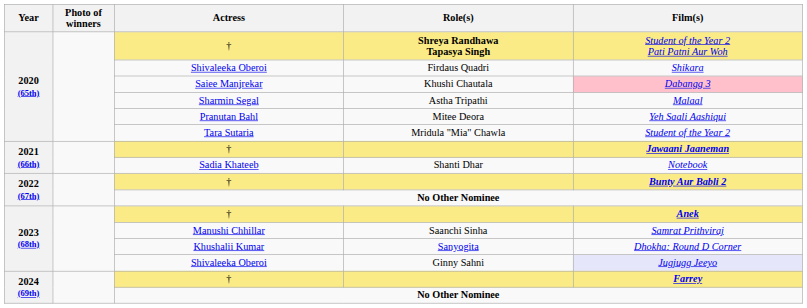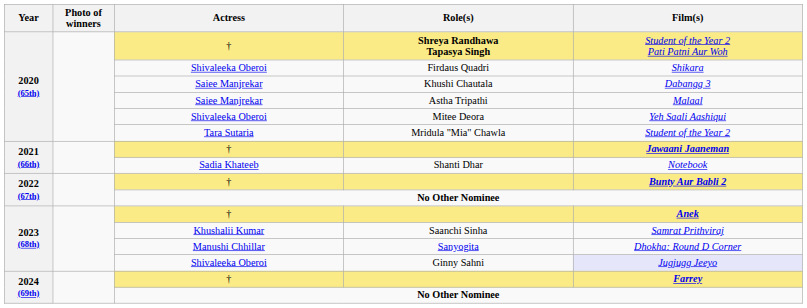(688, 84) pink background -> (688, 84) no background
(229, 100) Sharmin Segal -> (229, 100) Saiee Manjrekar
(229, 116) Pranutan Bahl -> (229, 116) Shivaleeka Oberoi
(229, 230) Manushi Chhillar -> (229, 230) Khushalii Kumar
(229, 246) Khushalii Kumar -> (229, 246) Manushi Chhillar
